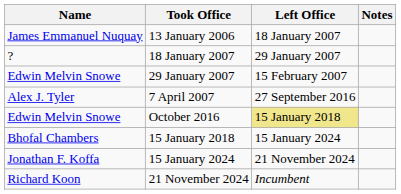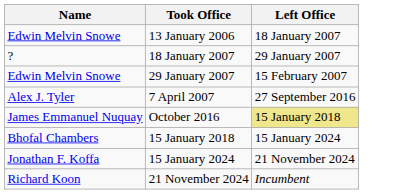- column: (377, 14)
(75, 35) James Emmanuel Nuquay -> (64, 35) Edwin Melvin Snowe
(64, 117) Edwin Melvin Snowe -> (75, 117) James Emmanuel Nuquay
